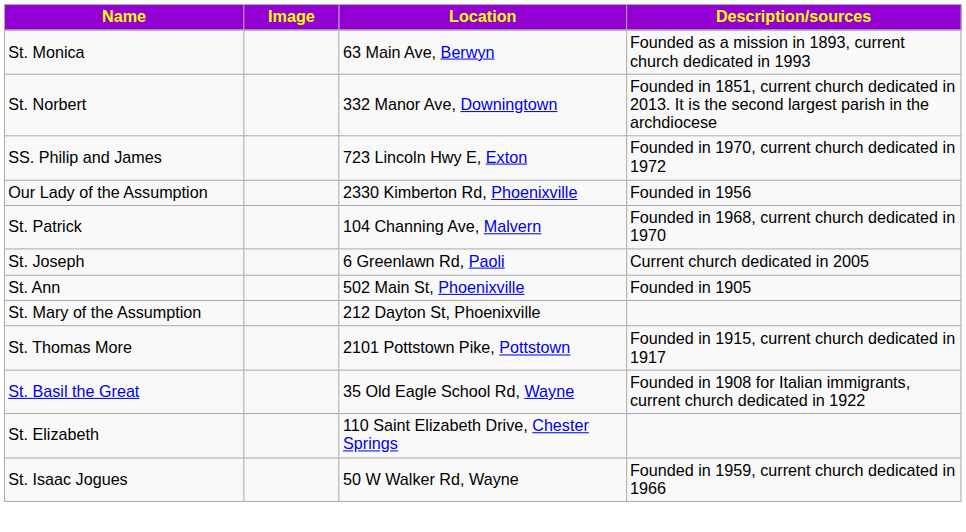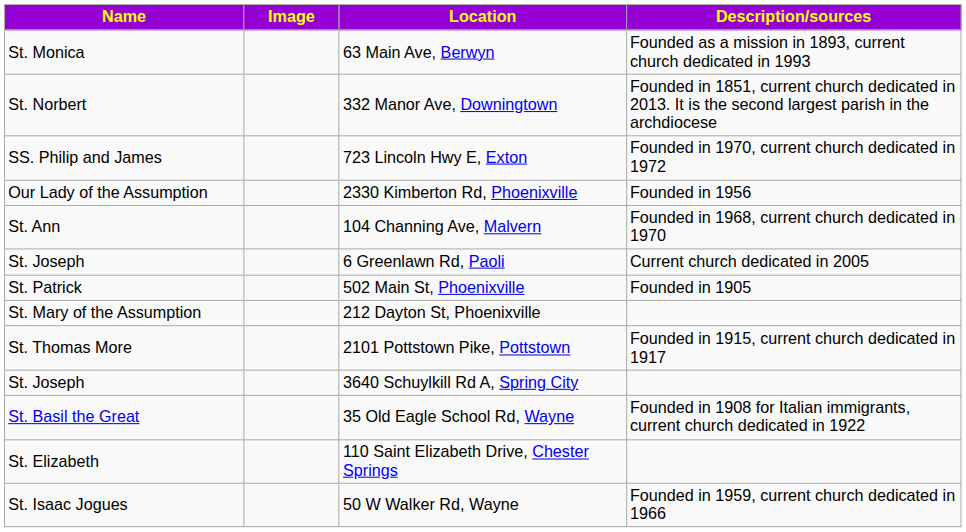(45, 227) St. Patrick -> (34, 227) St. Ann
(34, 287) St. Ann -> (45, 287) St. Patrick
+ row: (461, 382)
